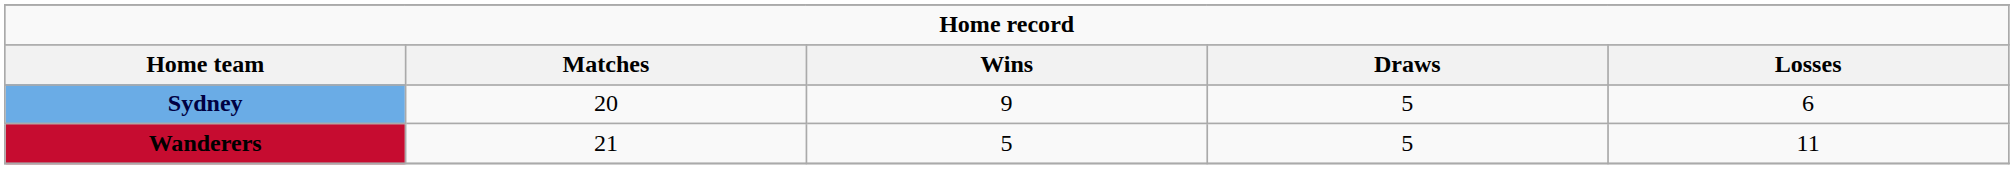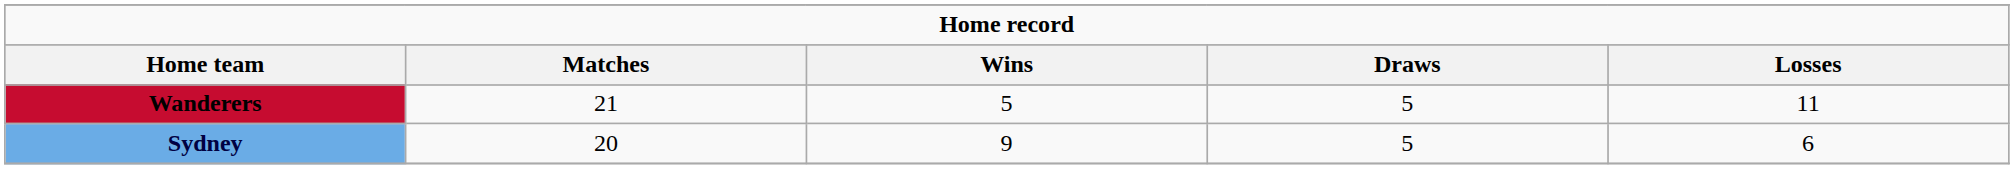rows swapped: (205, 104) <-> (205, 143)
